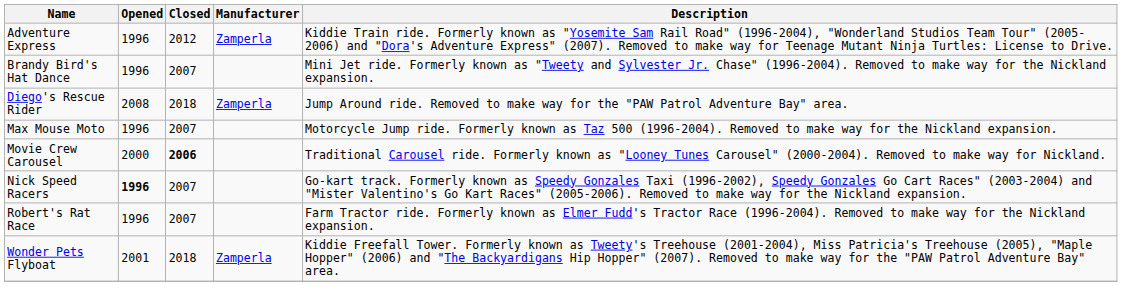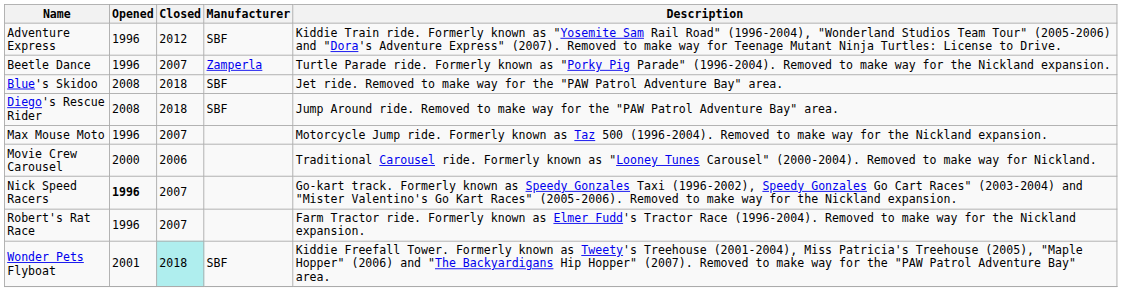(244, 39) Zamperla -> (217, 39) SBF
+ row: (49, 65)
+ row: (52, 84)
- row: (52, 72)
(244, 104) Zamperla -> (217, 109) SBF
(183, 155) bold -> (173, 160) normal
(183, 258) no background -> (173, 264) paleturquoise background
(244, 258) Zamperla -> (217, 264) SBF
